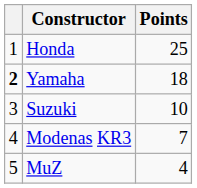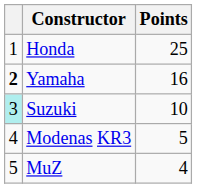(179, 79) 18 -> (179, 79) 16
(13, 109) no background -> (13, 109) paleturquoise background
(183, 138) 7 -> (183, 138) 5
